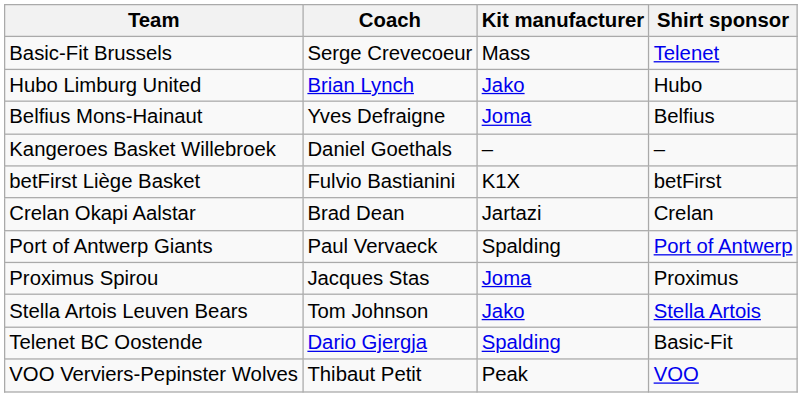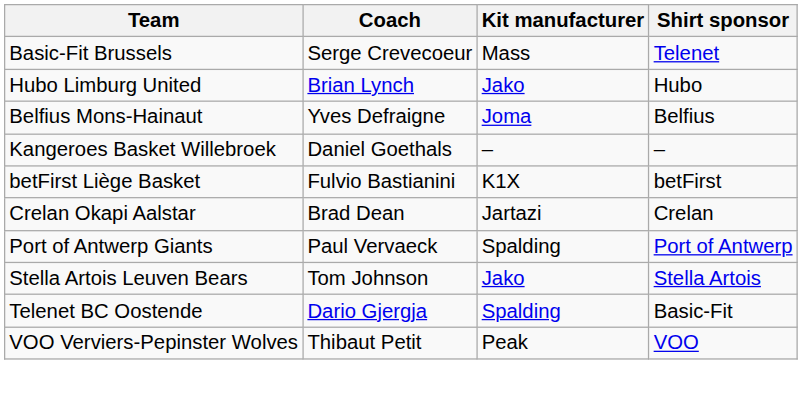- row: (84, 278)
